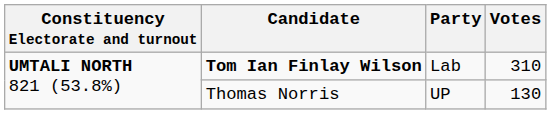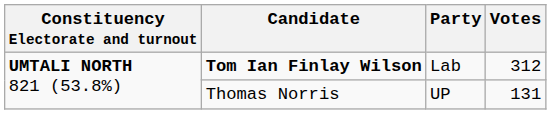(526, 66) 310 -> (526, 66) 312
(526, 94) 130 -> (526, 94) 131
